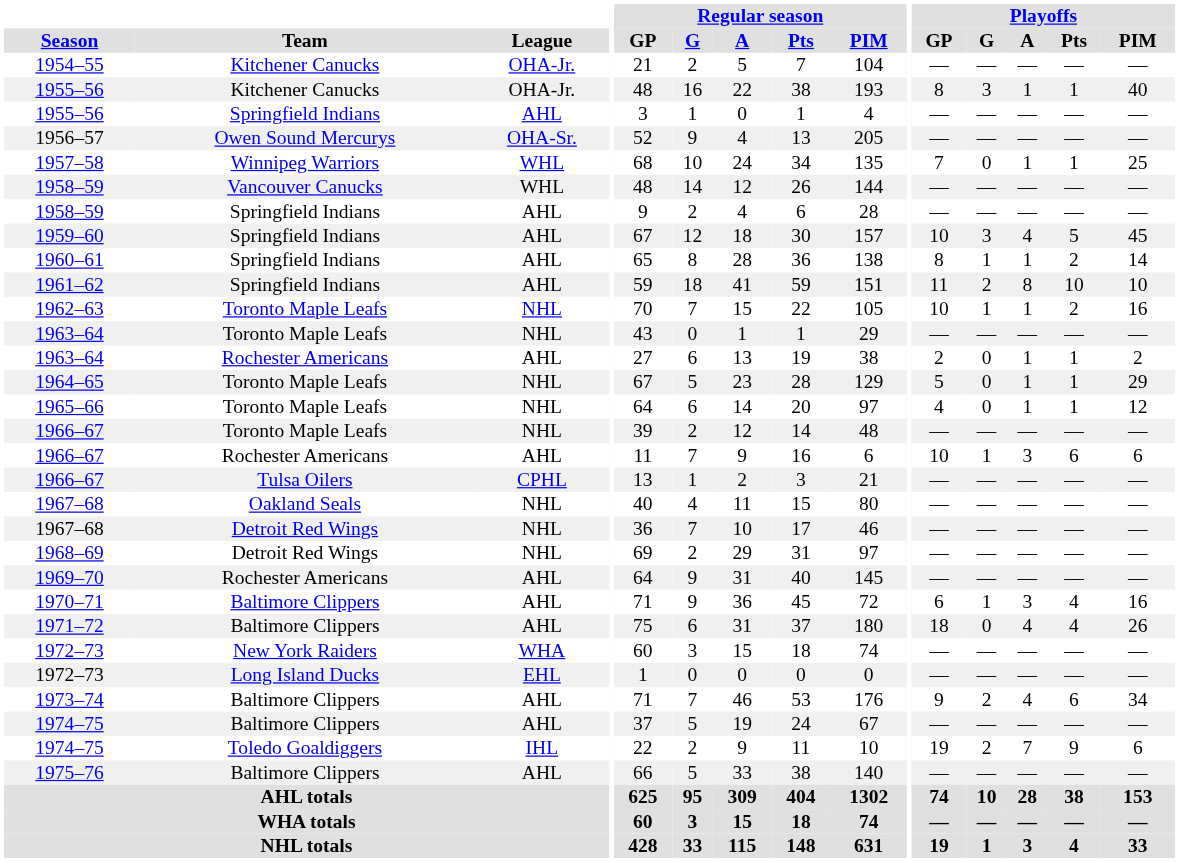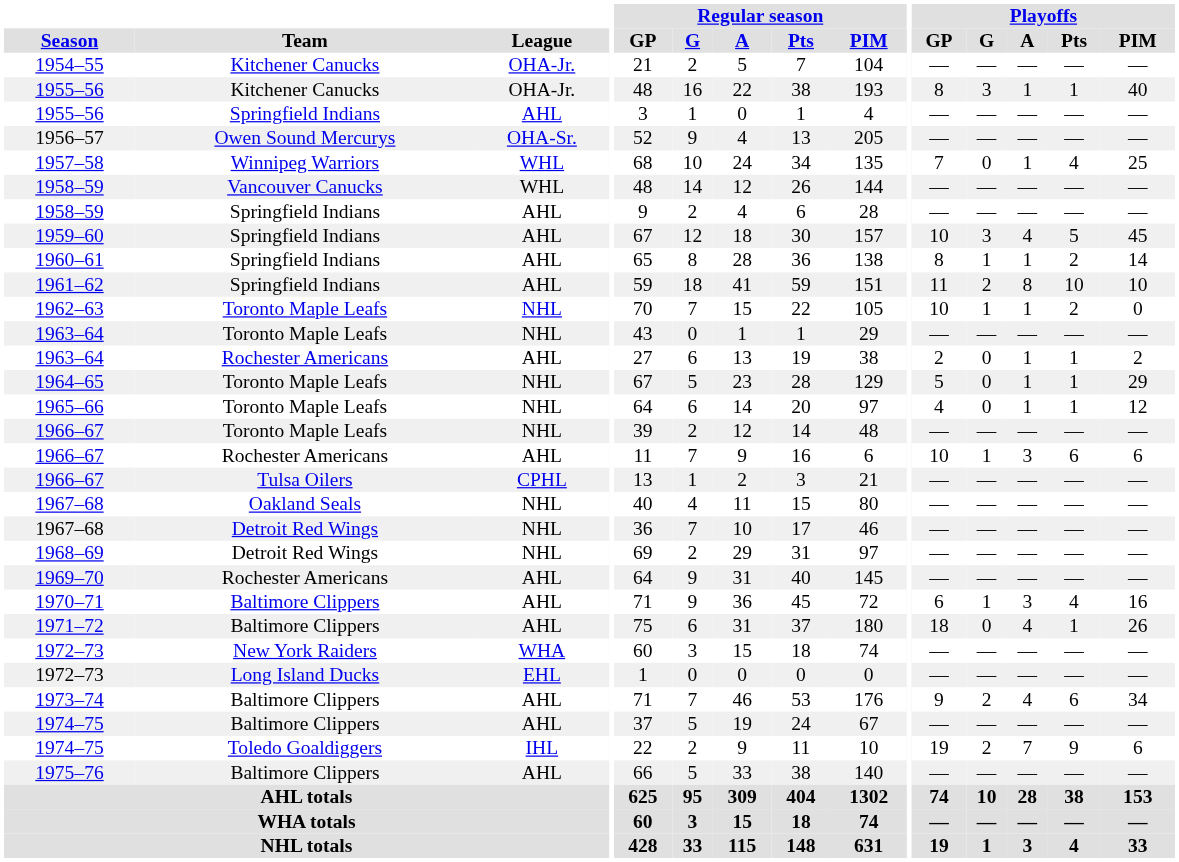(1074, 162) 1 -> (1074, 162) 4
(1138, 308) 16 -> (1138, 308) 0
(1074, 626) 4 -> (1074, 626) 1
